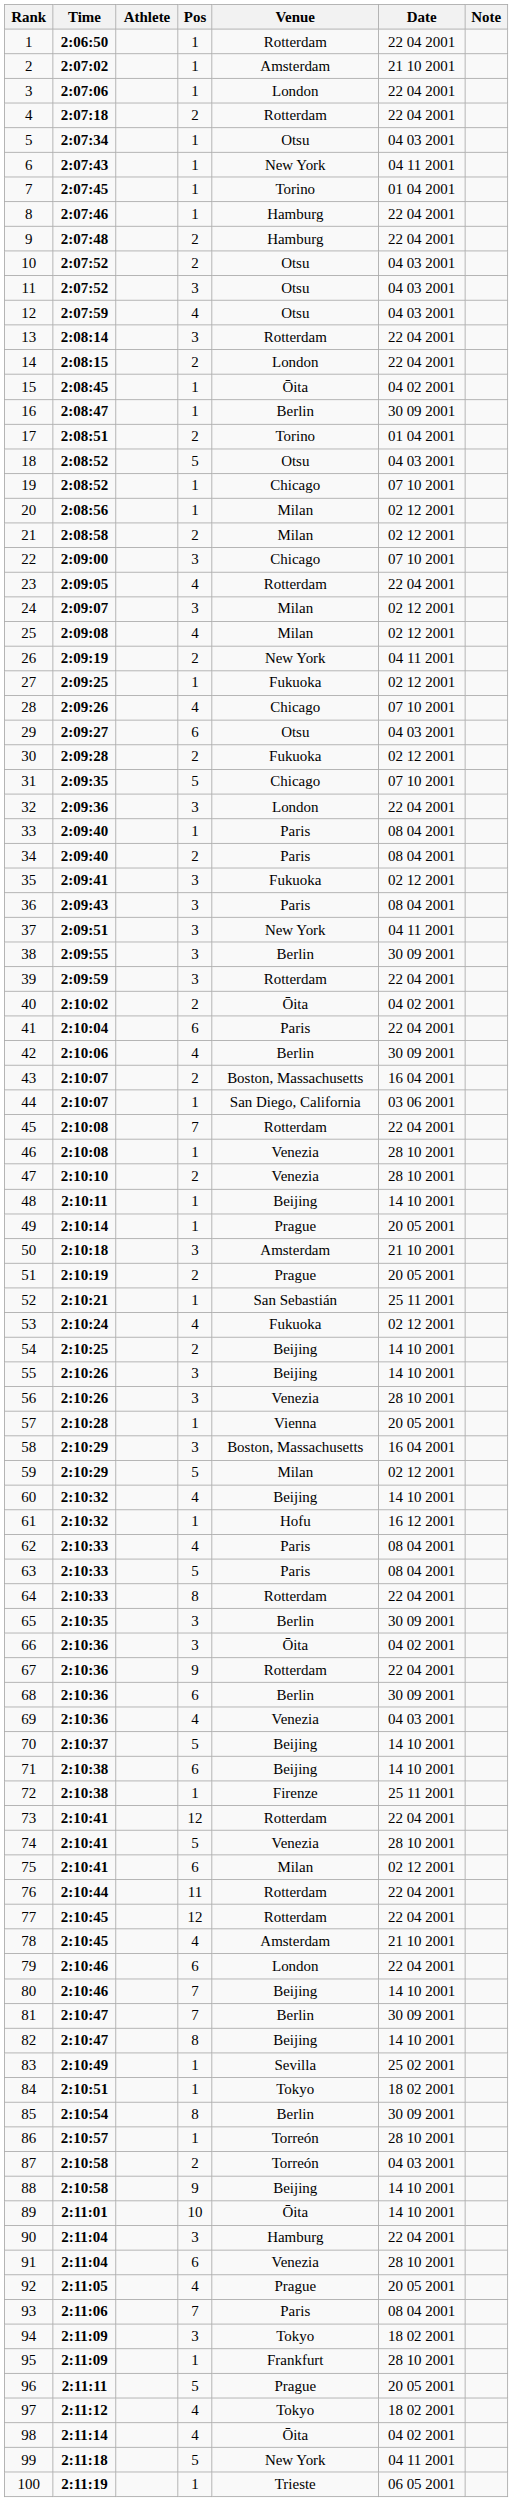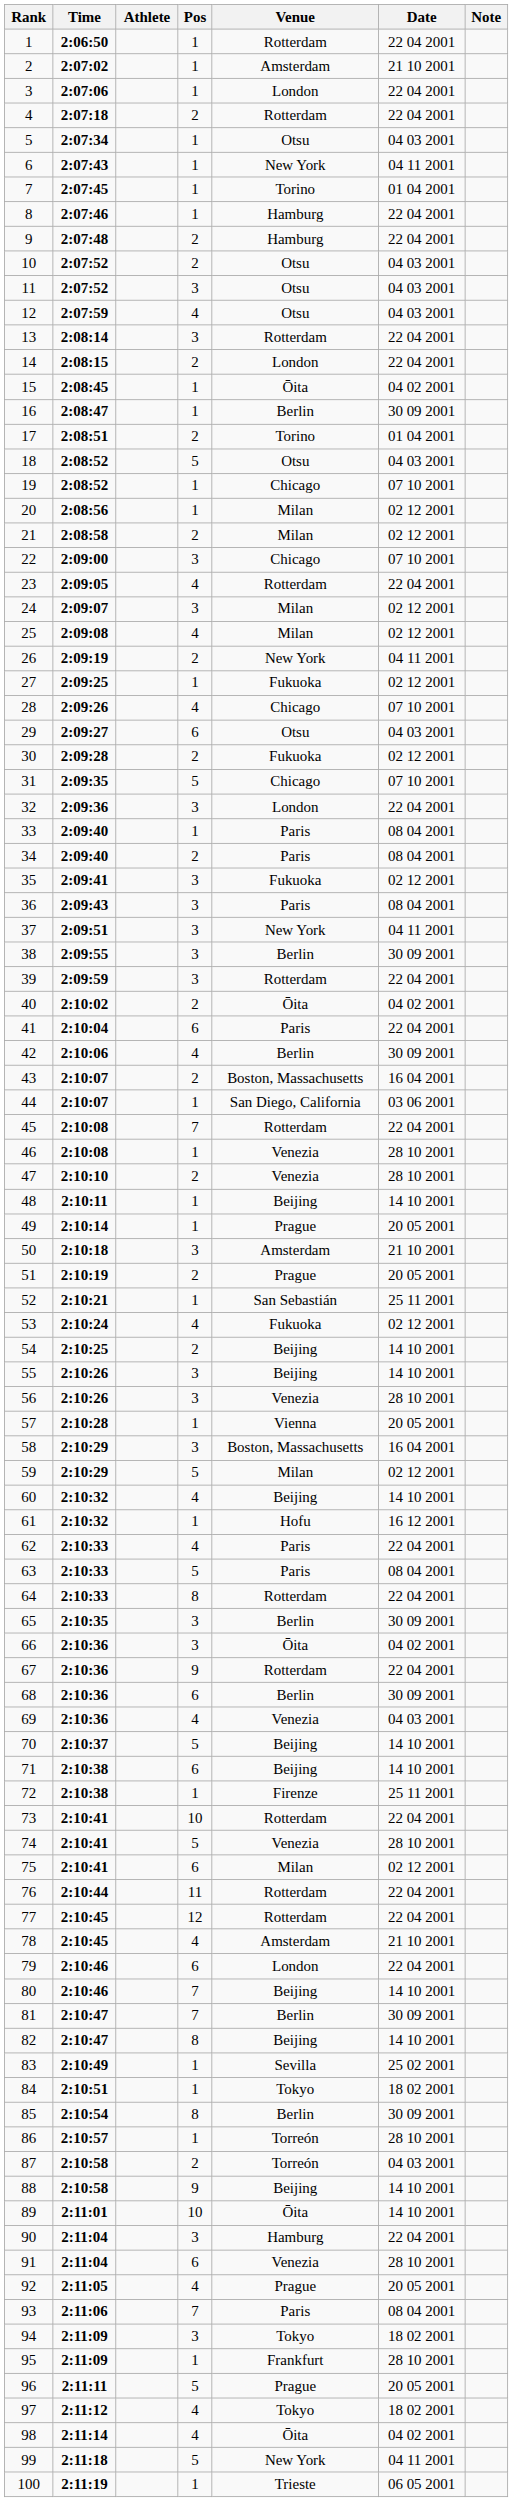(422, 1546) 08 04 2001 -> (422, 1546) 22 04 2001
(195, 1817) 12 -> (195, 1817) 10
